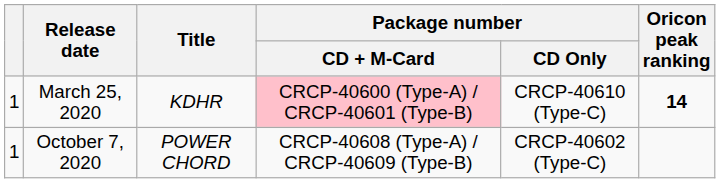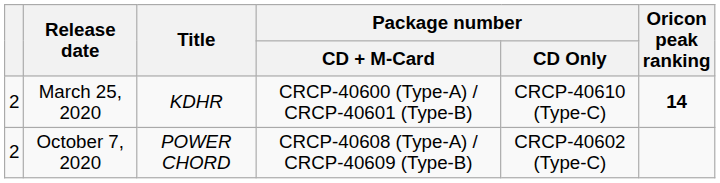(14, 101) 1 -> (14, 101) 2
(378, 101) pink background -> (378, 101) no background
(14, 152) 1 -> (14, 152) 2
